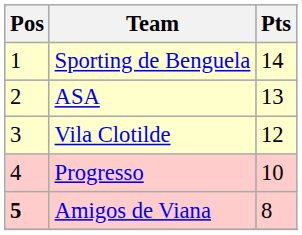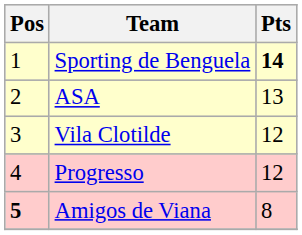(272, 60) normal -> (272, 60) bold
(272, 172) 10 -> (272, 172) 12
